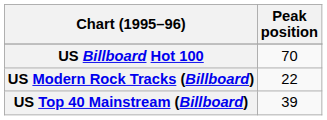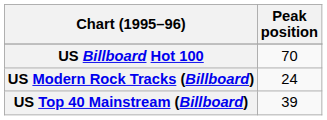(289, 79) 22 -> (289, 79) 24
